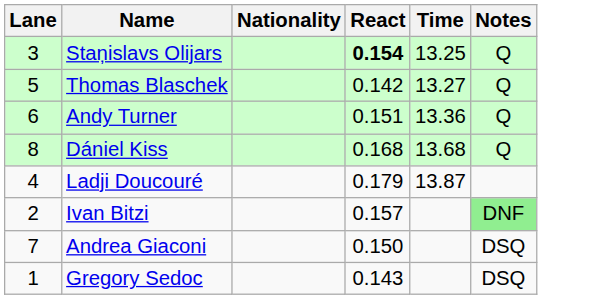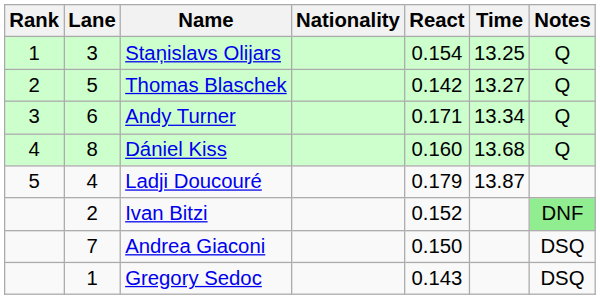+ column: (34, 20)
(378, 52) bold -> (437, 52) normal
(378, 117) 0.151 -> (437, 117) 0.171
(440, 117) 13.36 -> (499, 117) 13.34
(378, 149) 0.168 -> (437, 149) 0.160
(378, 213) 0.157 -> (437, 213) 0.152
